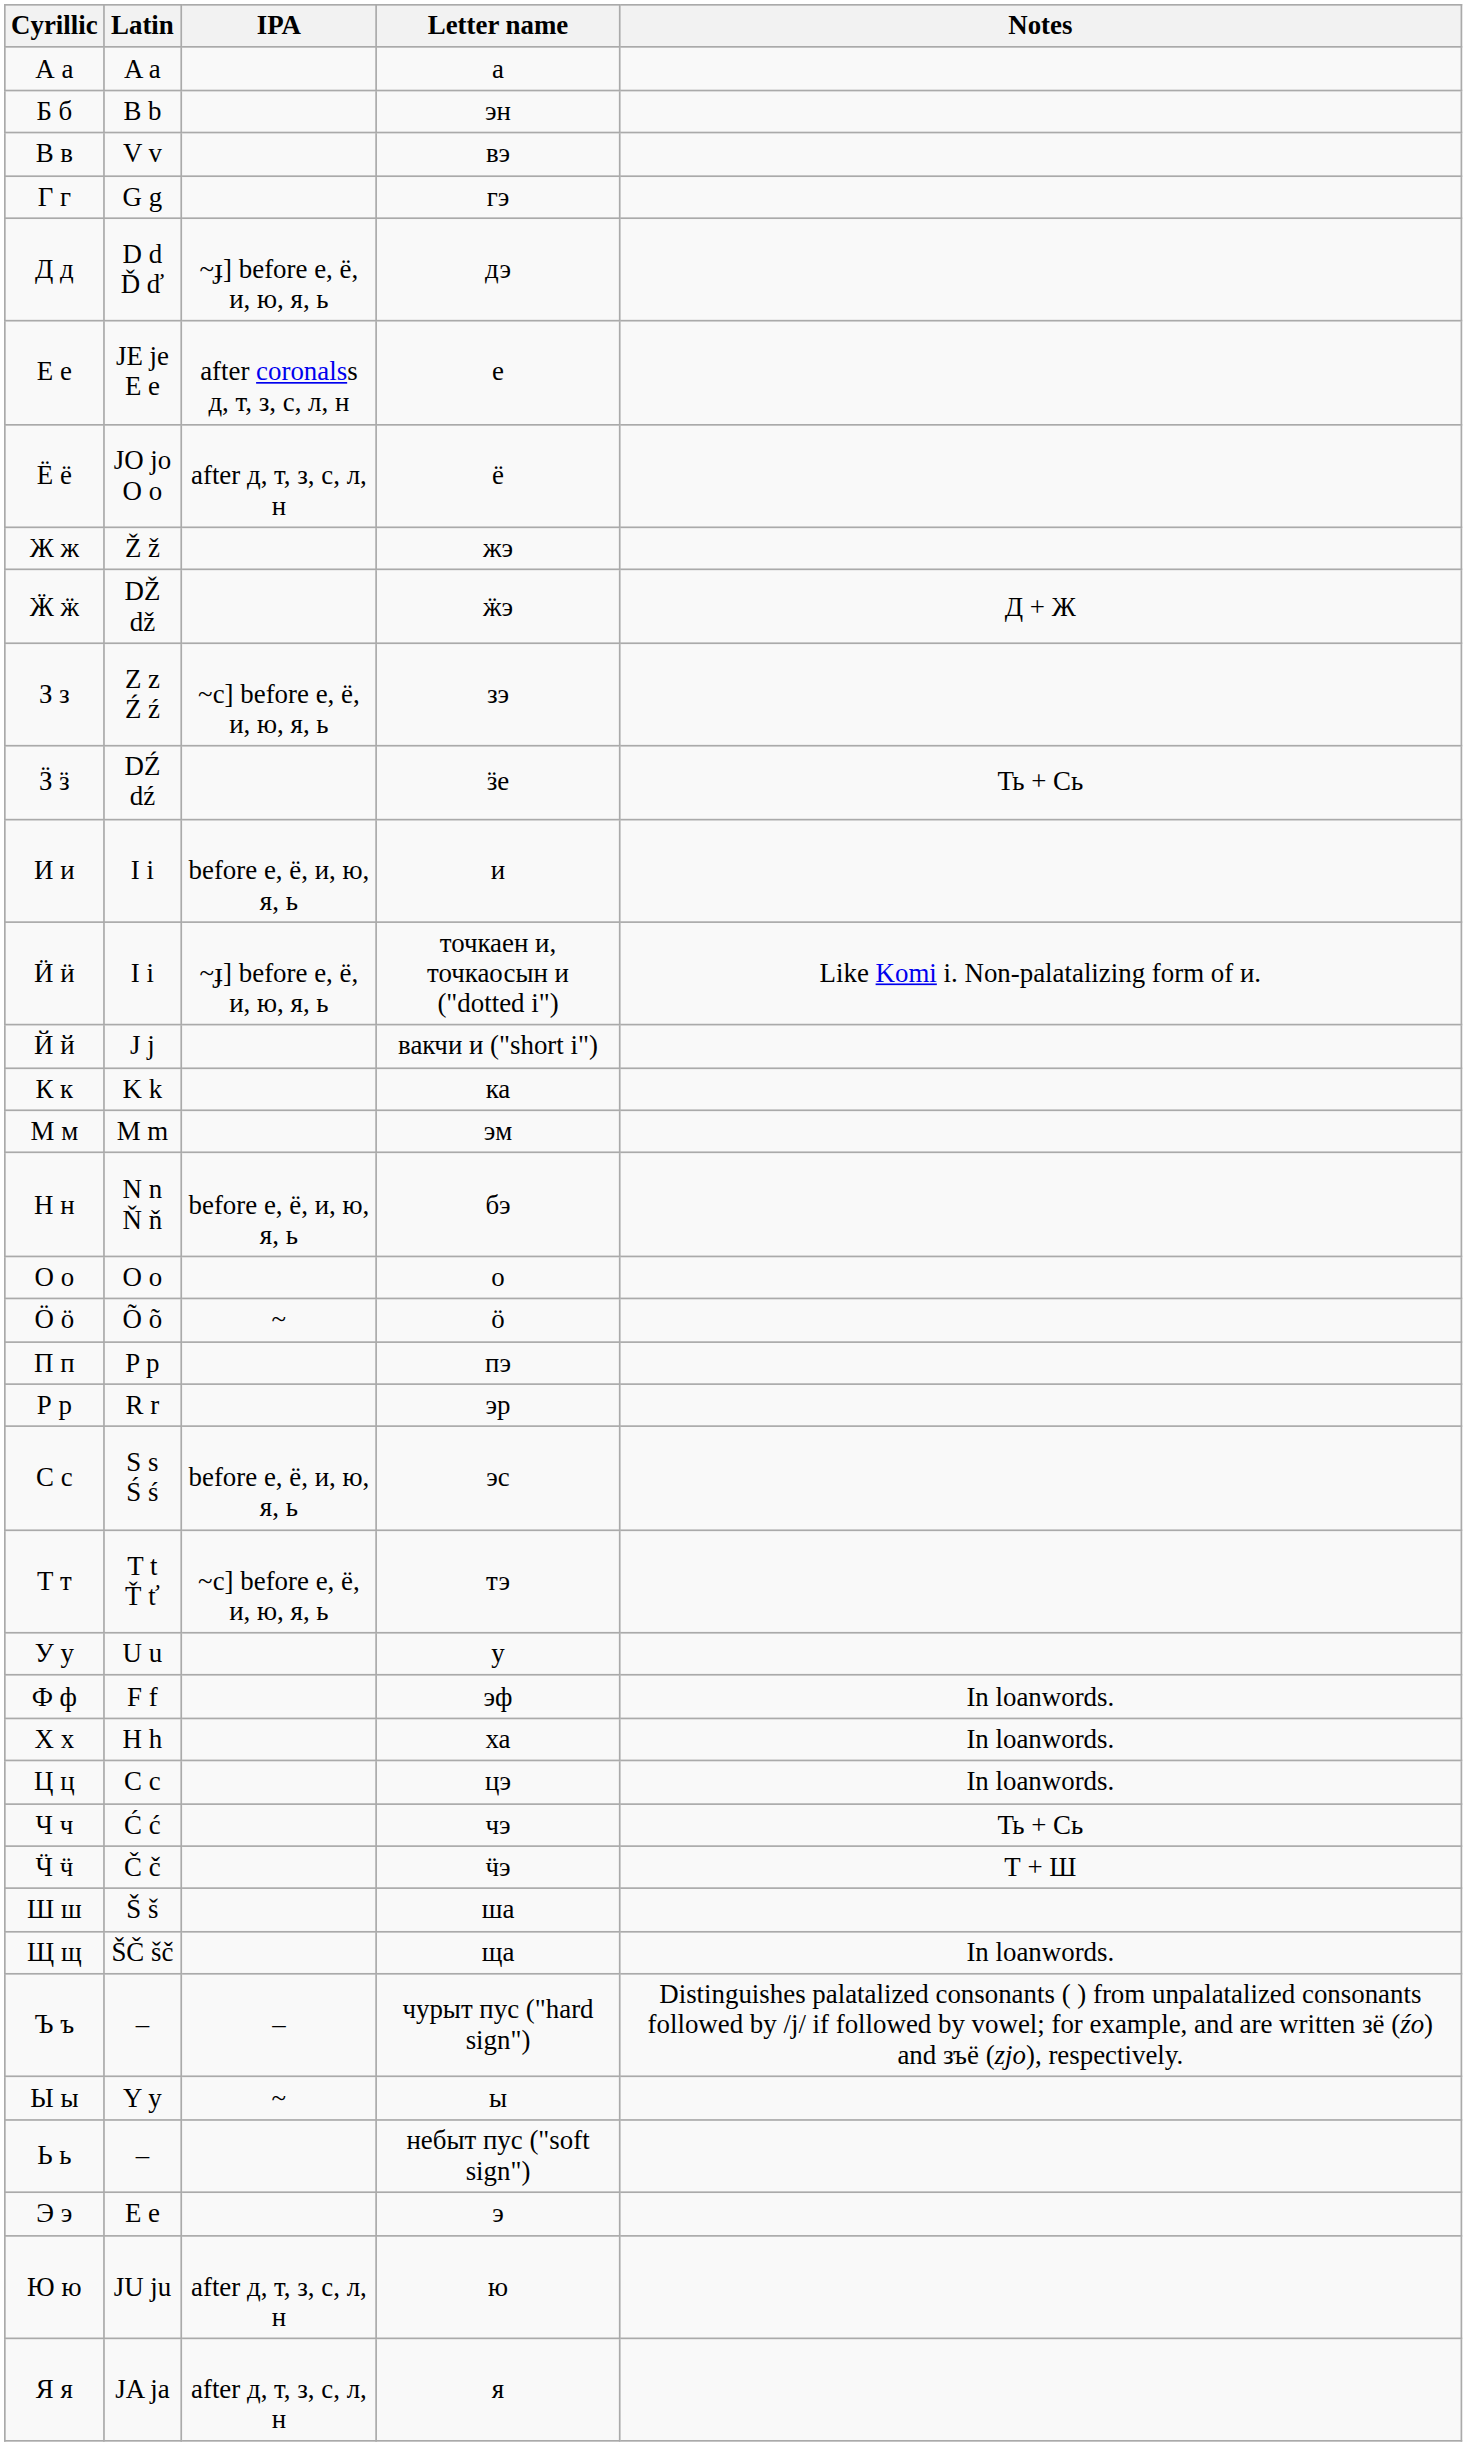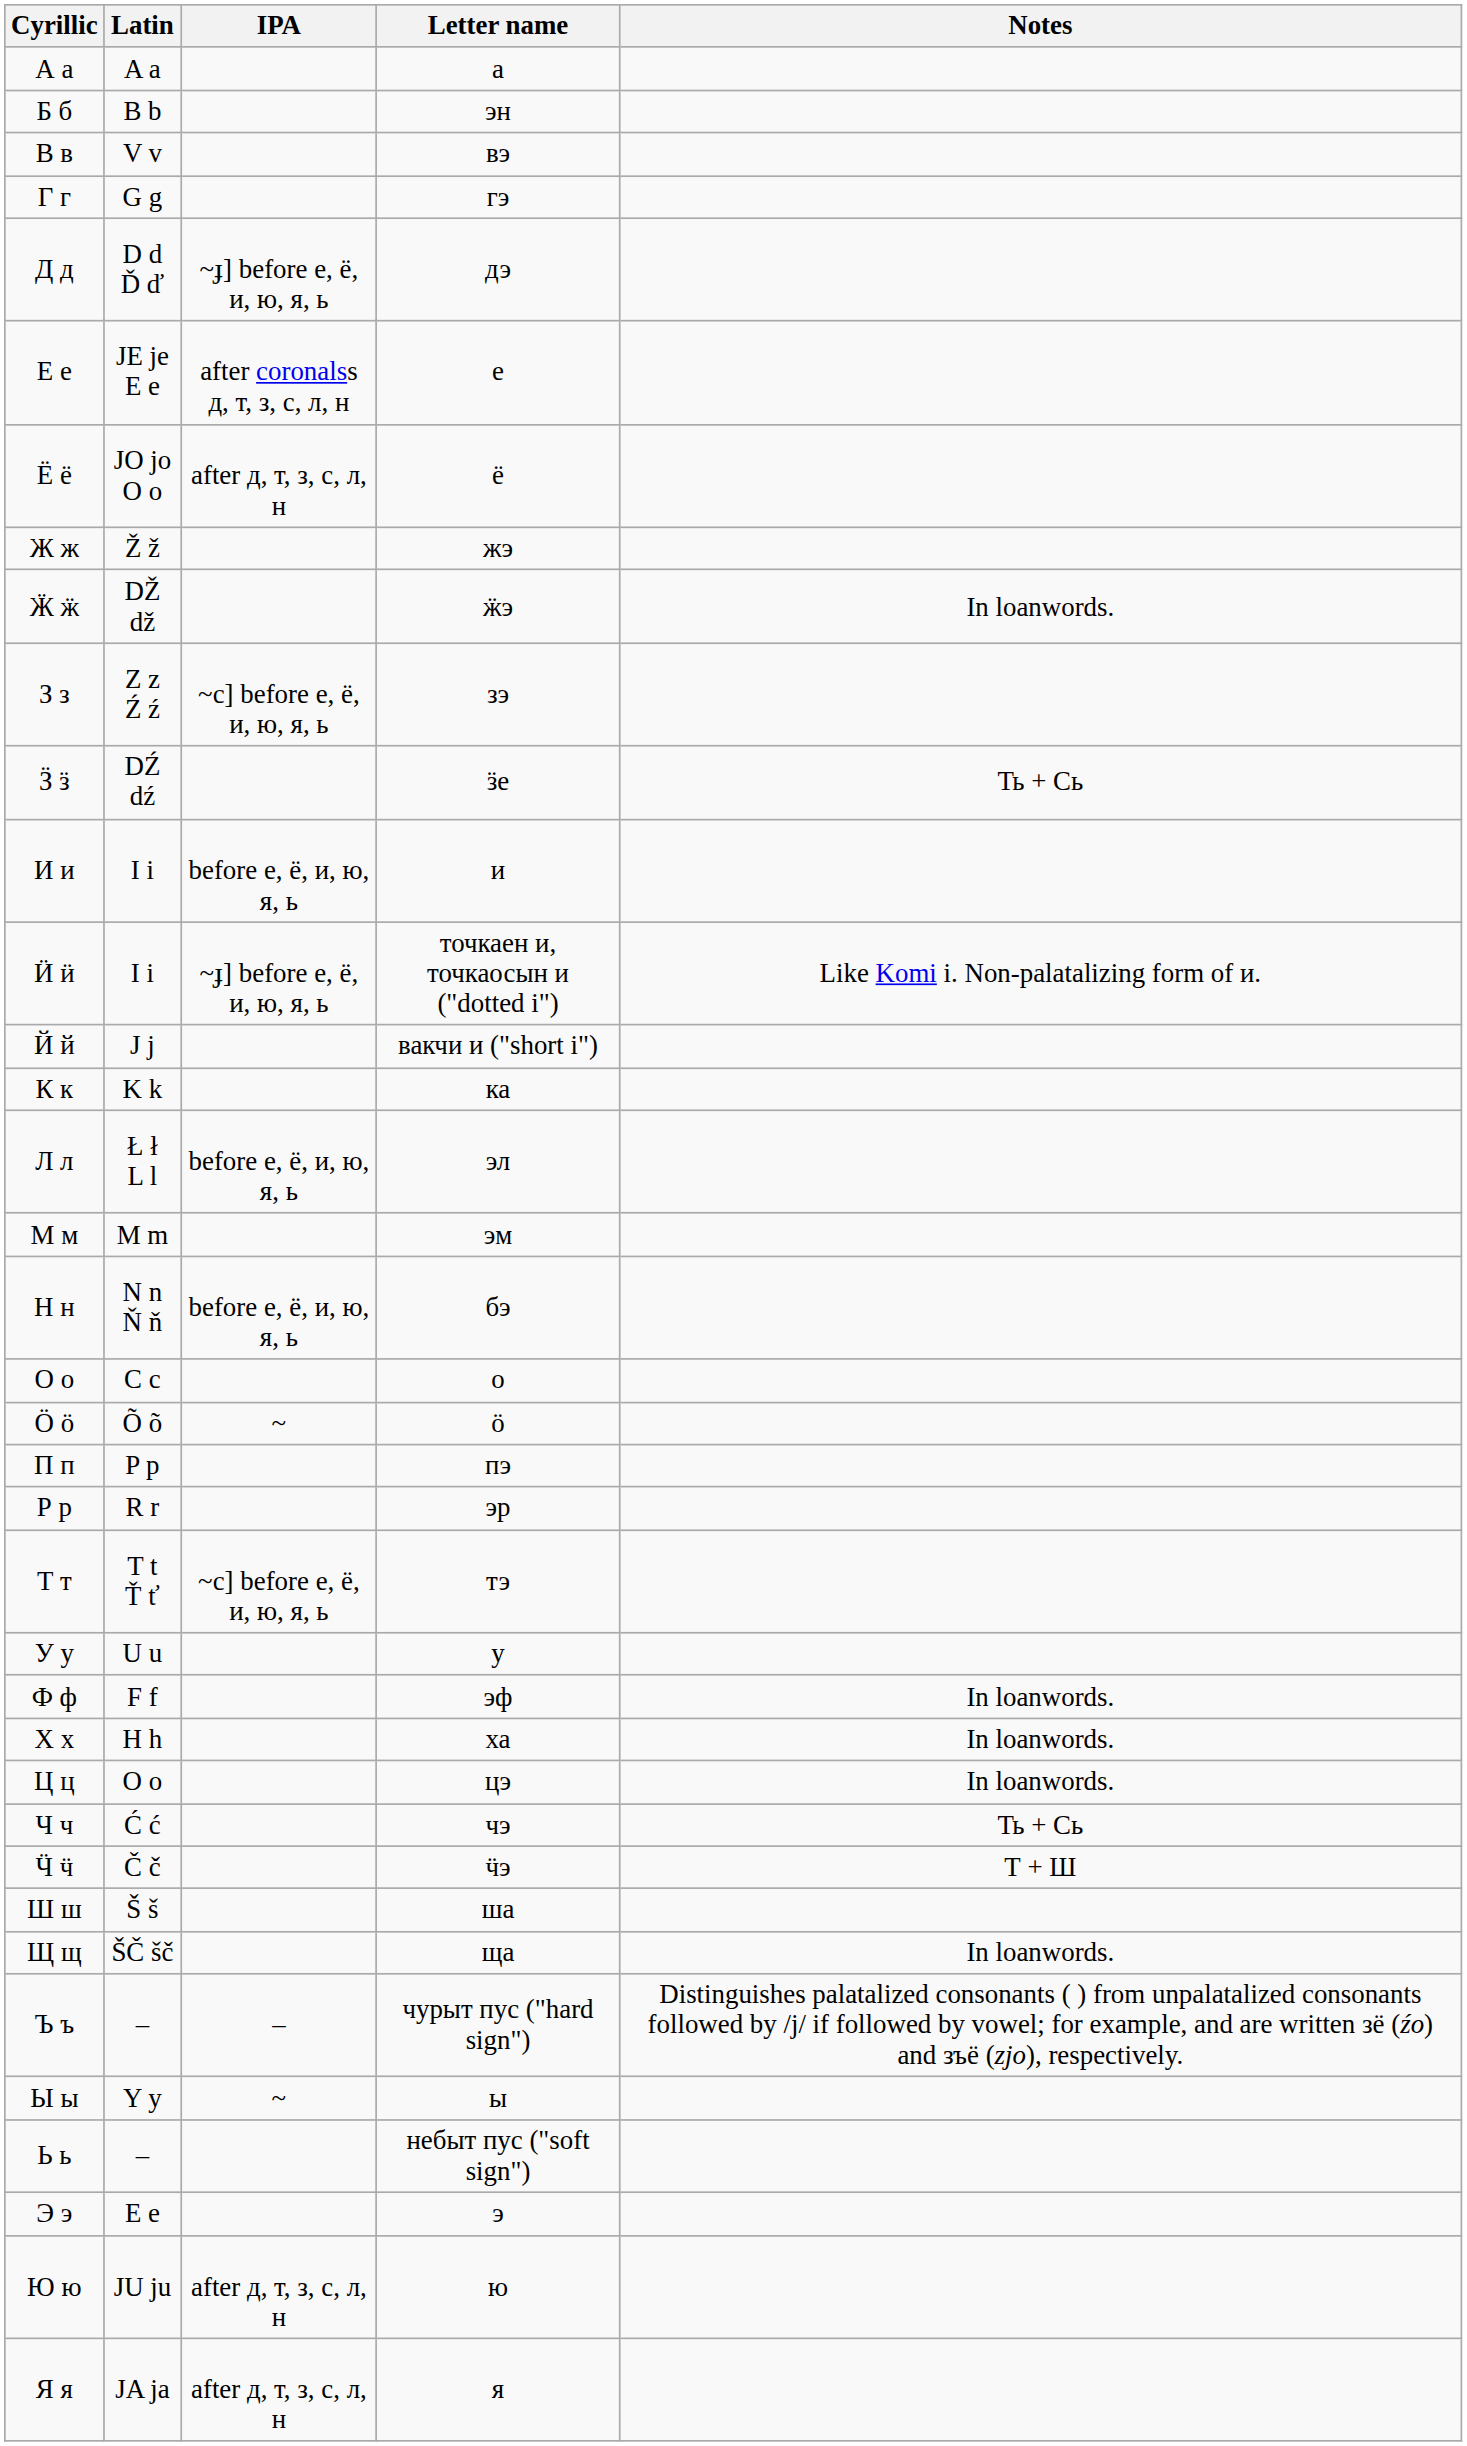(1040, 606) Д + Ж -> (1040, 606) In loanwords.
+ row: (54, 1161)
(142, 1276) O o -> (142, 1380) C c
- row: (54, 1477)
(142, 1781) C c -> (142, 1781) O o
